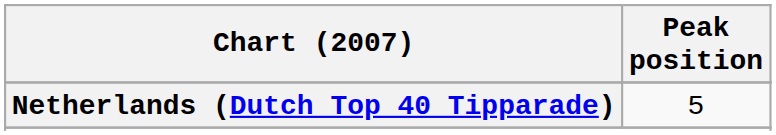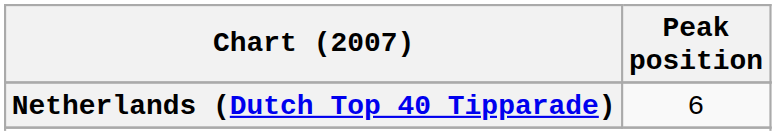(696, 106) 5 -> (696, 106) 6
